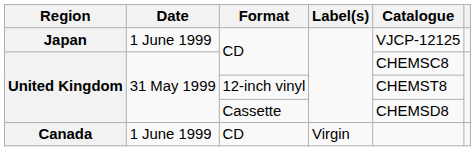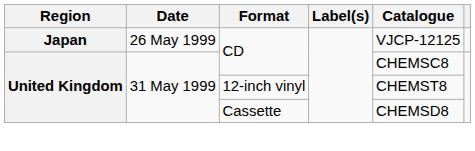(171, 39) 1 June 1999 -> (173, 39) 26 May 1999
- row: (65, 134)
